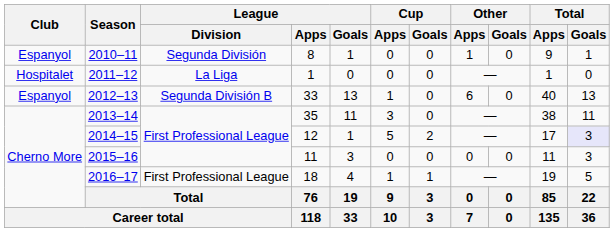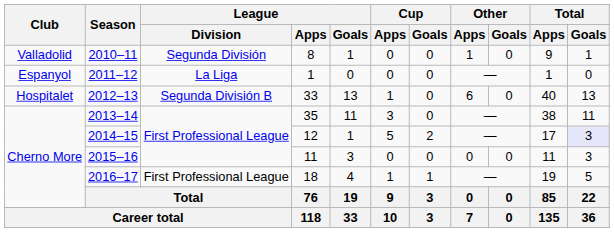(45, 55) Espanyol -> (45, 55) Valladolid
(45, 75) Hospitalet -> (45, 75) Espanyol
(45, 95) Espanyol -> (45, 95) Hospitalet
